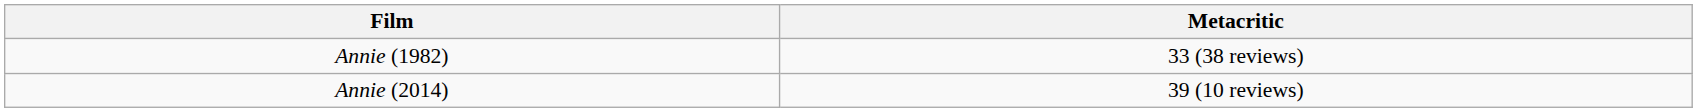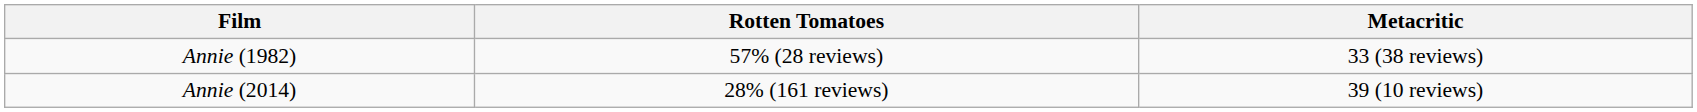+ column: (806, 21)
